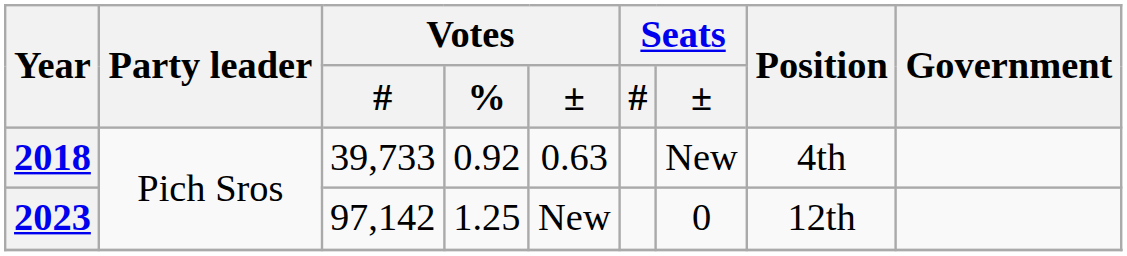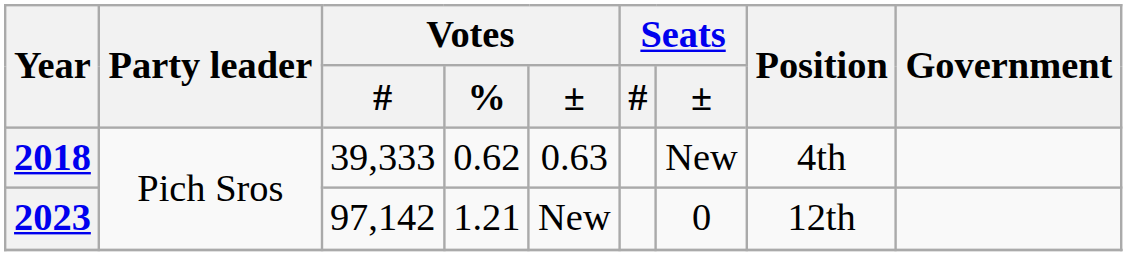(383, 156) 39,733 -> (383, 156) 39,333
(487, 156) 0.92 -> (487, 156) 0.62
(487, 217) 1.25 -> (487, 217) 1.21
